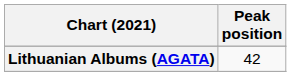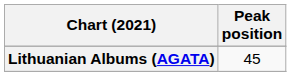(252, 58) 42 -> (252, 58) 45
